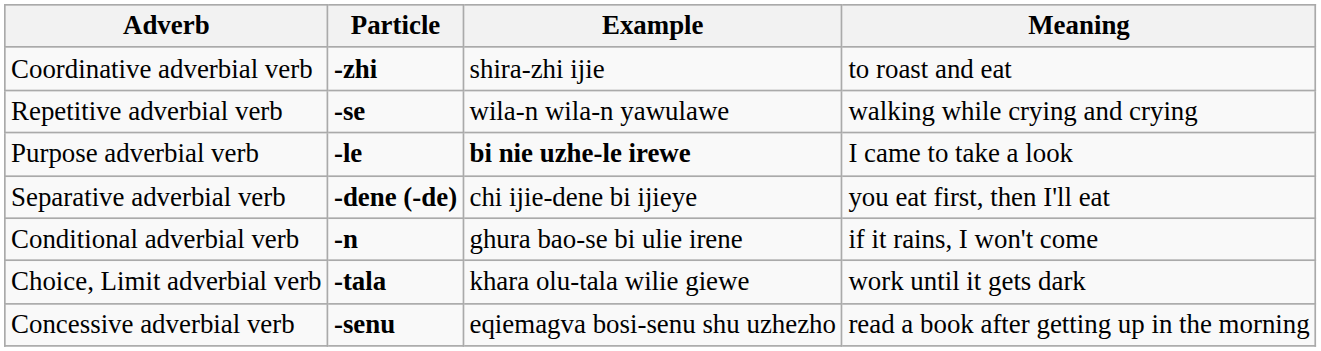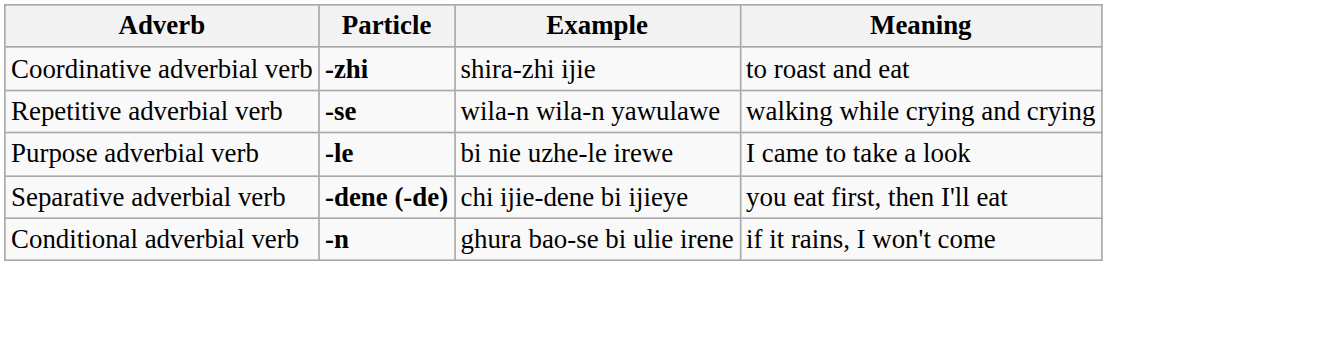(580, 153) bold -> (567, 153) normal
- row: (166, 281)
- row: (153, 324)
